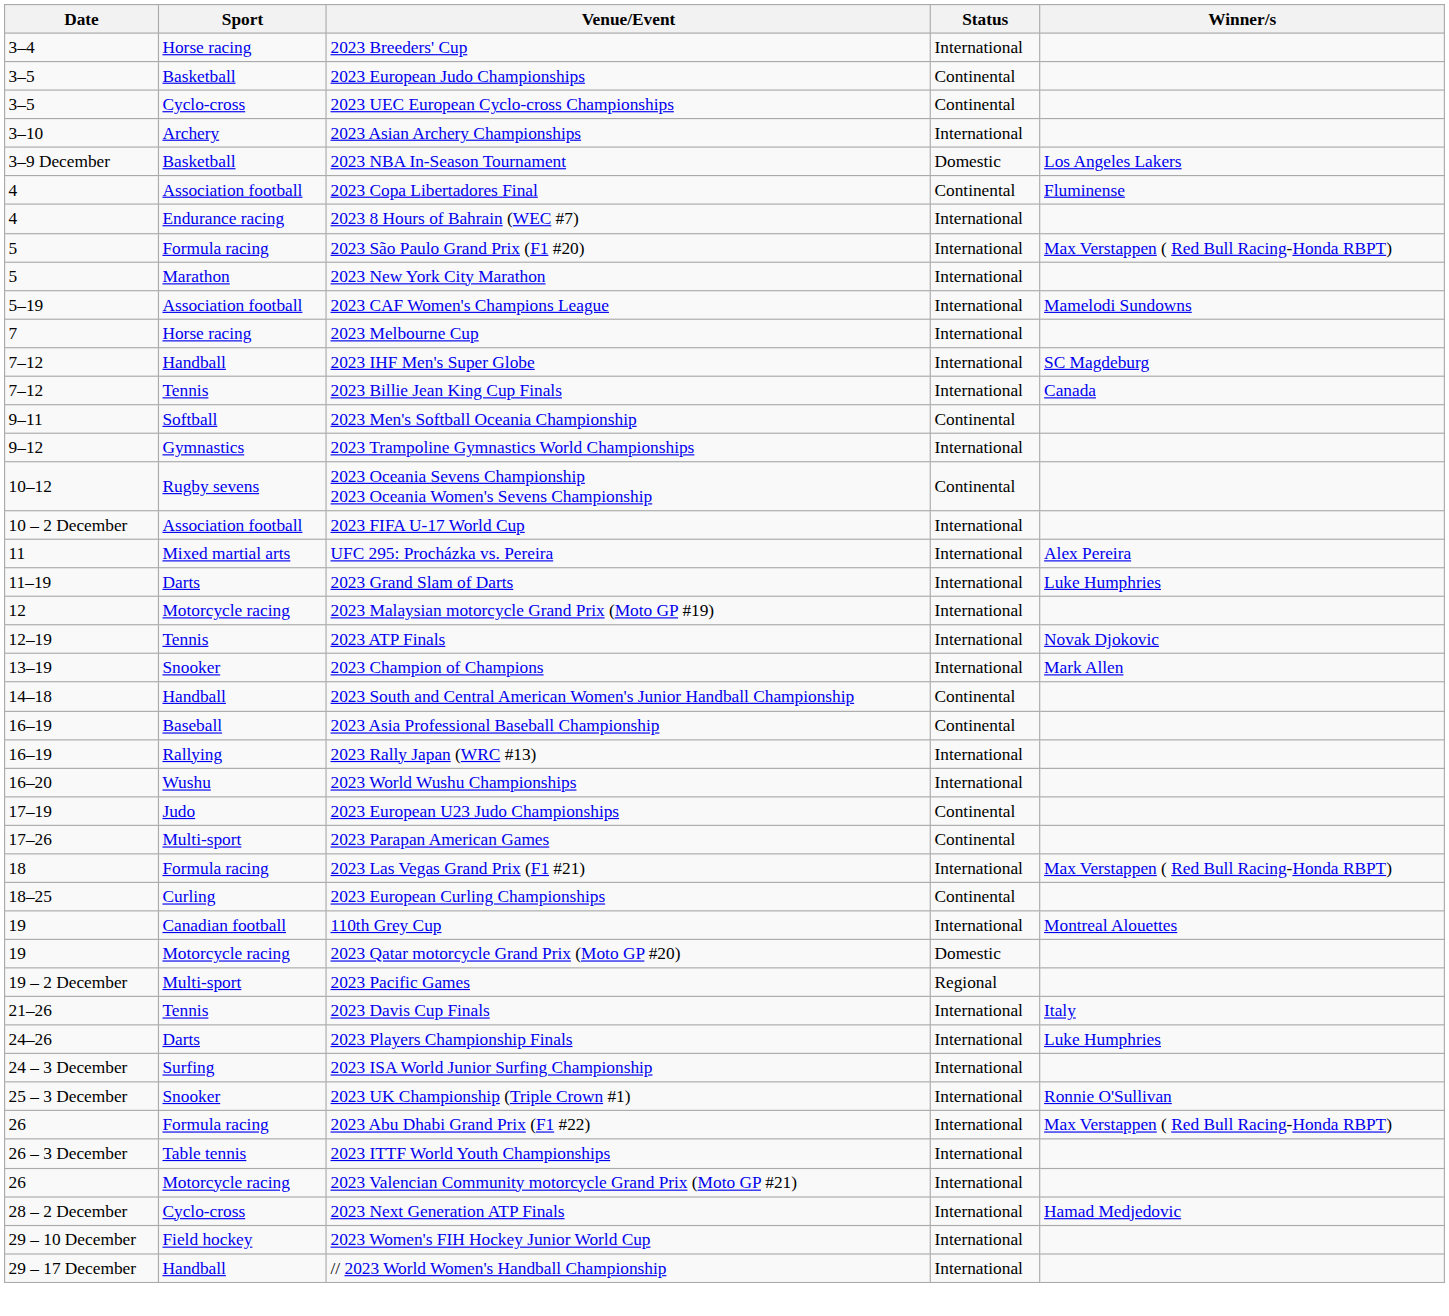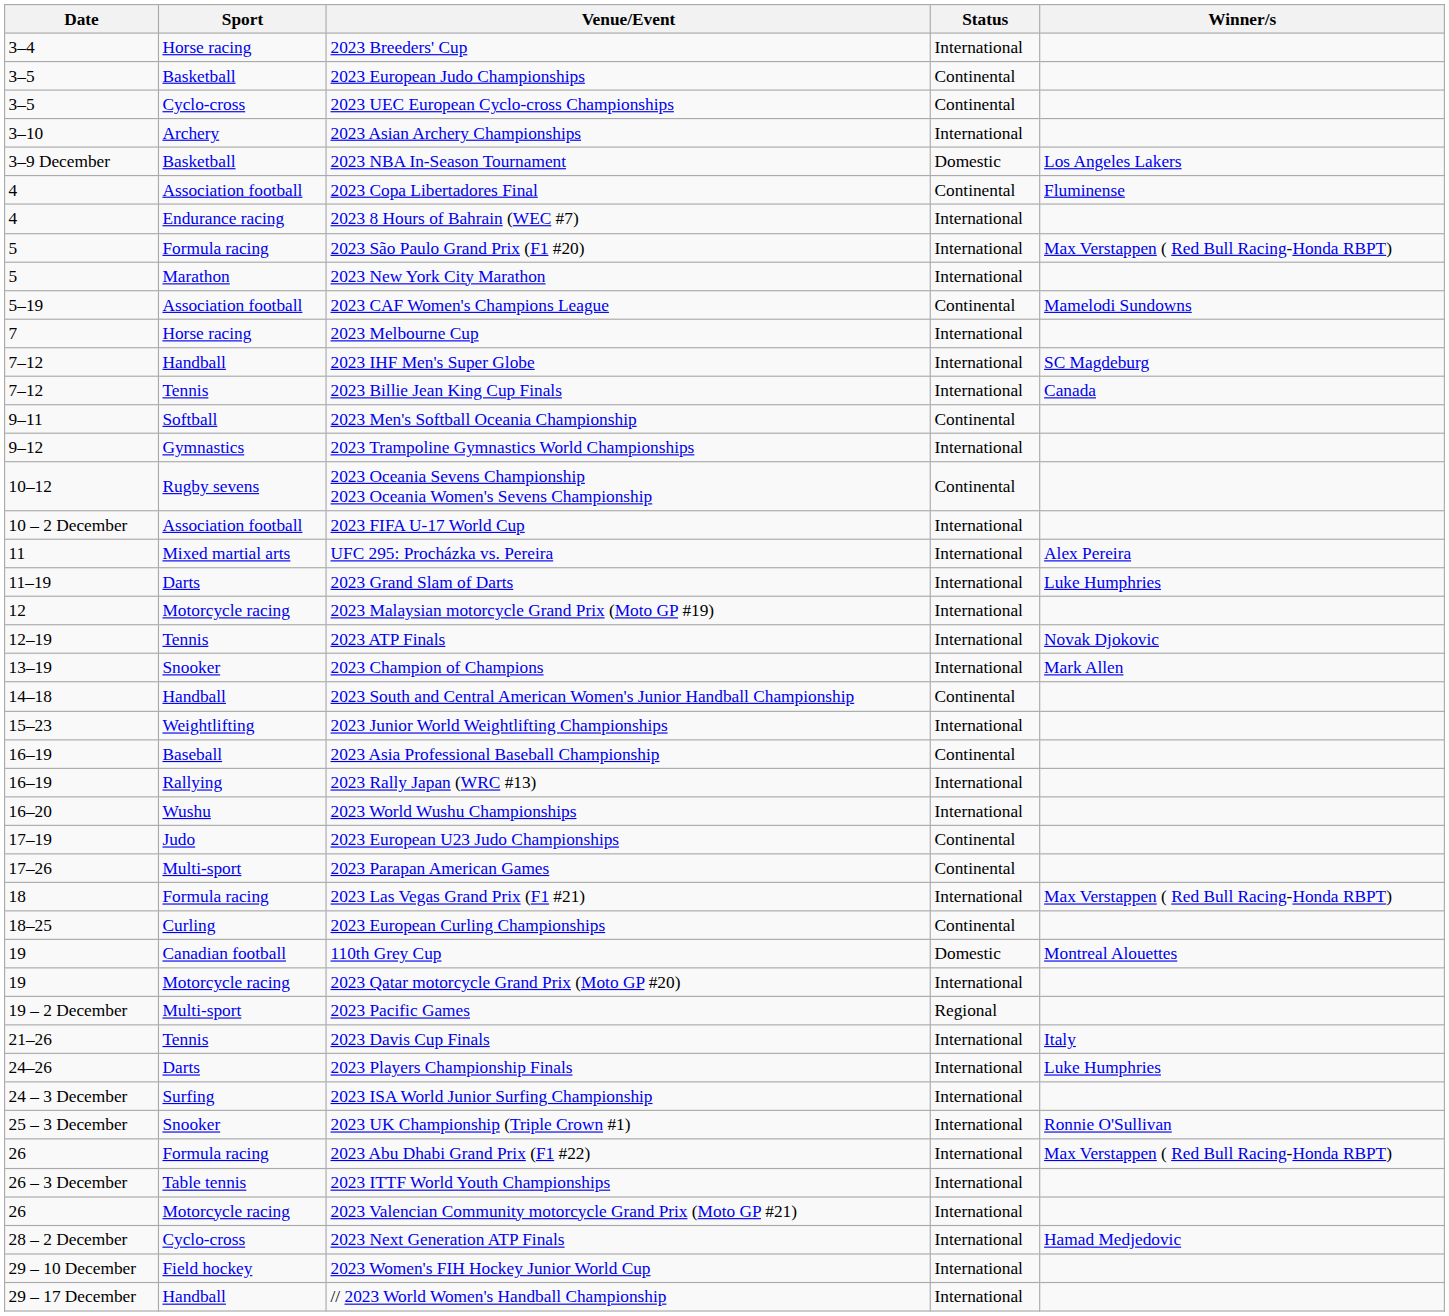(979, 304) International -> (975, 304) Continental
+ row: (499, 725)
(979, 925) International -> (968, 953) Domestic
(968, 953) Domestic -> (979, 982) International
